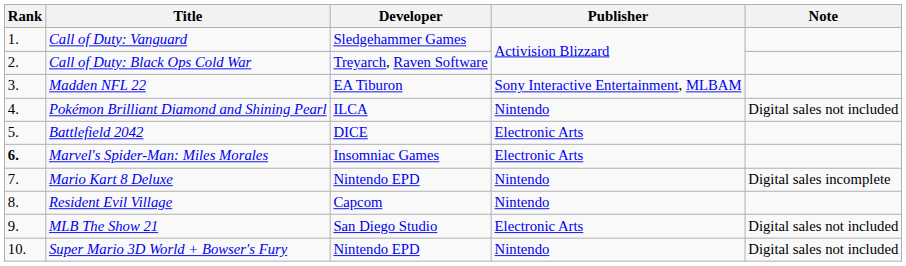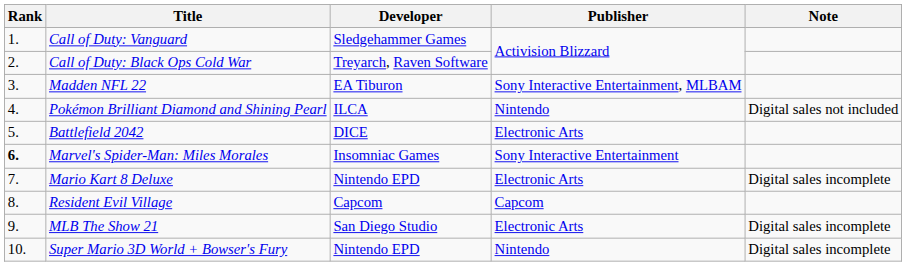(539, 156) Electronic Arts -> (587, 156) Sony Interactive Entertainment
(522, 179) Nintendo -> (539, 179) Electronic Arts
(522, 202) Nintendo -> (519, 202) Capcom
(823, 226) Digital sales not included -> (819, 226) Digital sales incomplete
(823, 249) Digital sales not included -> (819, 249) Digital sales incomplete
